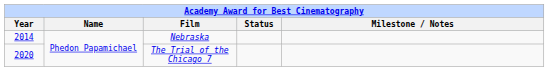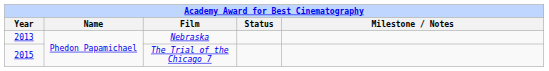(24, 37) 2014 -> (24, 37) 2013
(24, 55) 2020 -> (24, 55) 2015
